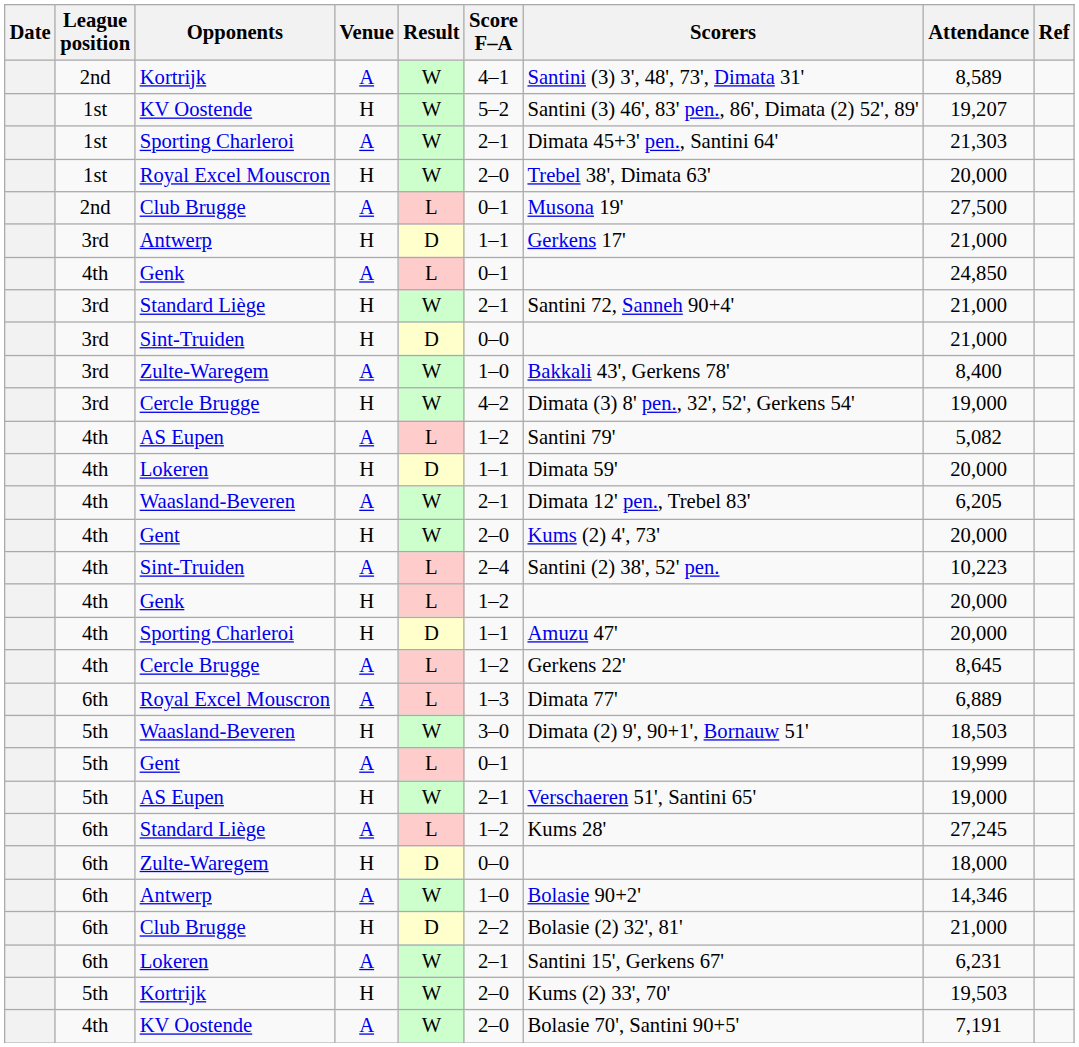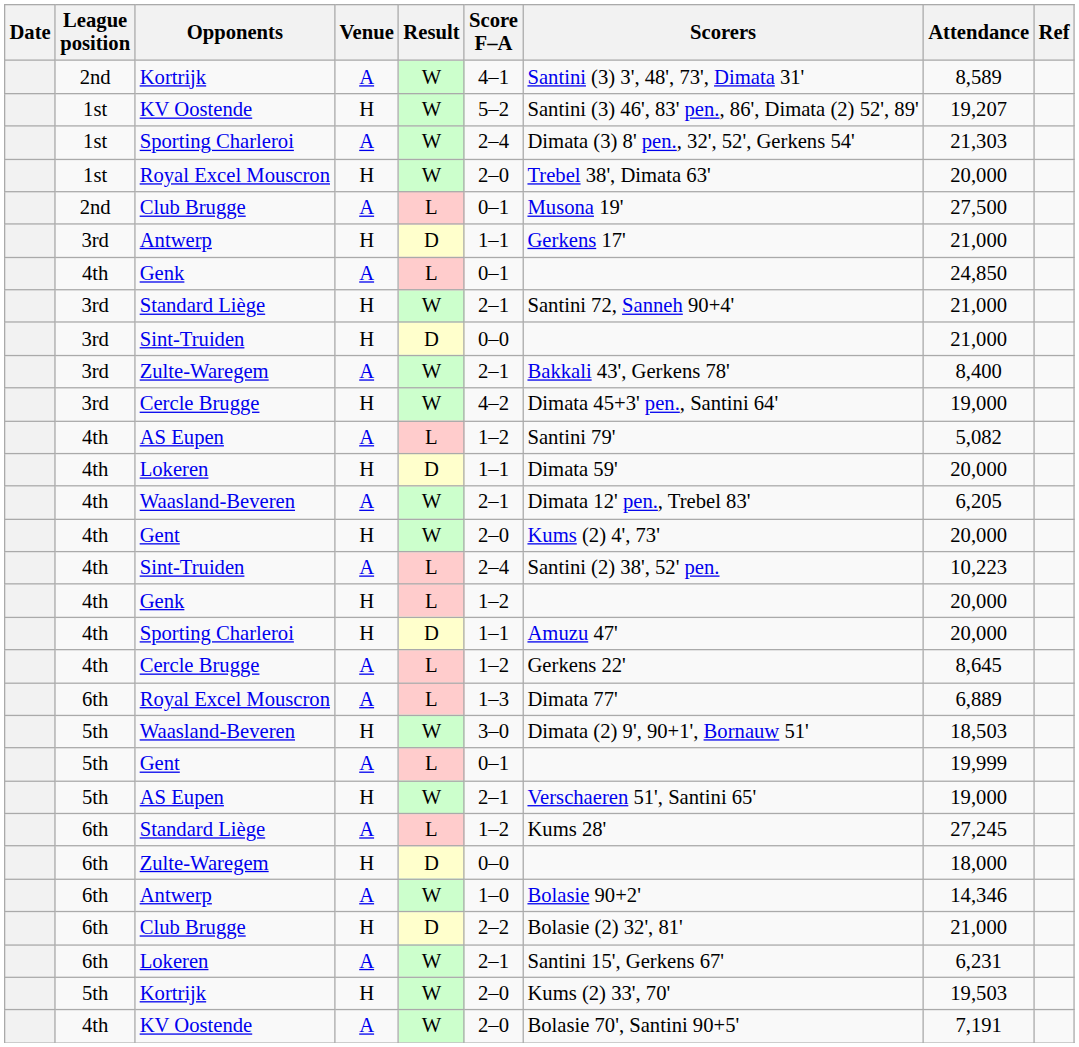(493, 142) 2–1 -> (493, 142) 2–4
(653, 142) Dimata 45+3' pen., Santini 64' -> (691, 142) Dimata (3) 8' pen., 32', 52', Gerkens 54'
(493, 371) 1–0 -> (493, 371) 2–1
(691, 404) Dimata (3) 8' pen., 32', 52', Gerkens 54' -> (653, 404) Dimata 45+3' pen., Santini 64'
